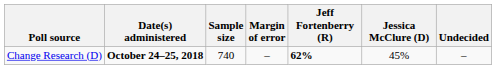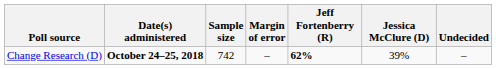(226, 55) 740 -> (226, 55) 742
(399, 55) 45% -> (399, 55) 39%
